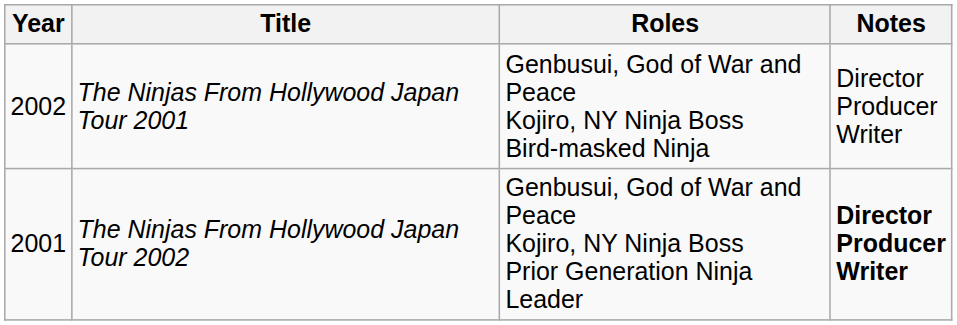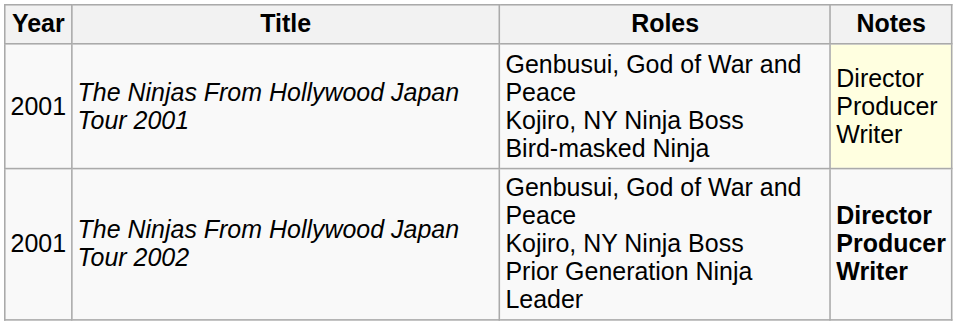(38, 105) 2002 -> (38, 105) 2001
(887, 105) no background -> (887, 105) lightyellow background
